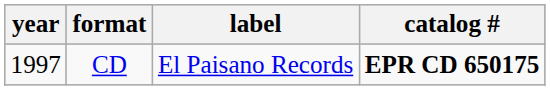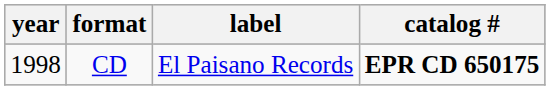(36, 64) 1997 -> (36, 64) 1998
